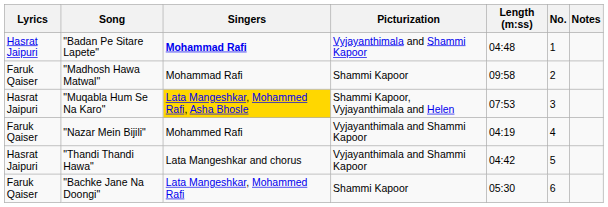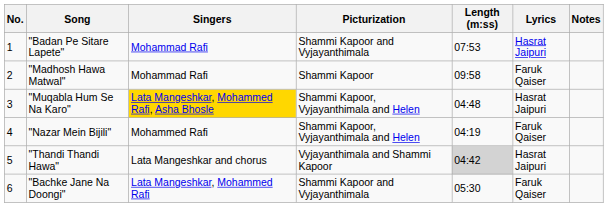columns swapped: (558, 19) <-> (33, 19)
(206, 47) bold -> (169, 47) normal
(399, 47) Vyjayanthimala and Shammi Kapoor -> (346, 47) Shammi Kapoor and Vyjayanthimala
(502, 47) 04:48 -> (467, 47) 07:53
(502, 104) 07:53 -> (467, 104) 04:48
(399, 132) Vyjayanthimala and Shammi Kapoor -> (359, 132) Shammi Kapoor, Vyjayanthimala and Helen
(502, 160) no background -> (467, 160) lightgrey background
(371, 189) Shammi Kapoor -> (346, 189) Shammi Kapoor and Vyjayanthimala
